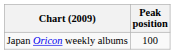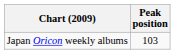(150, 40) 100 -> (150, 40) 103
